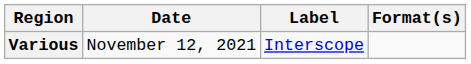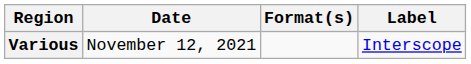columns swapped: (417, 18) <-> (314, 18)
